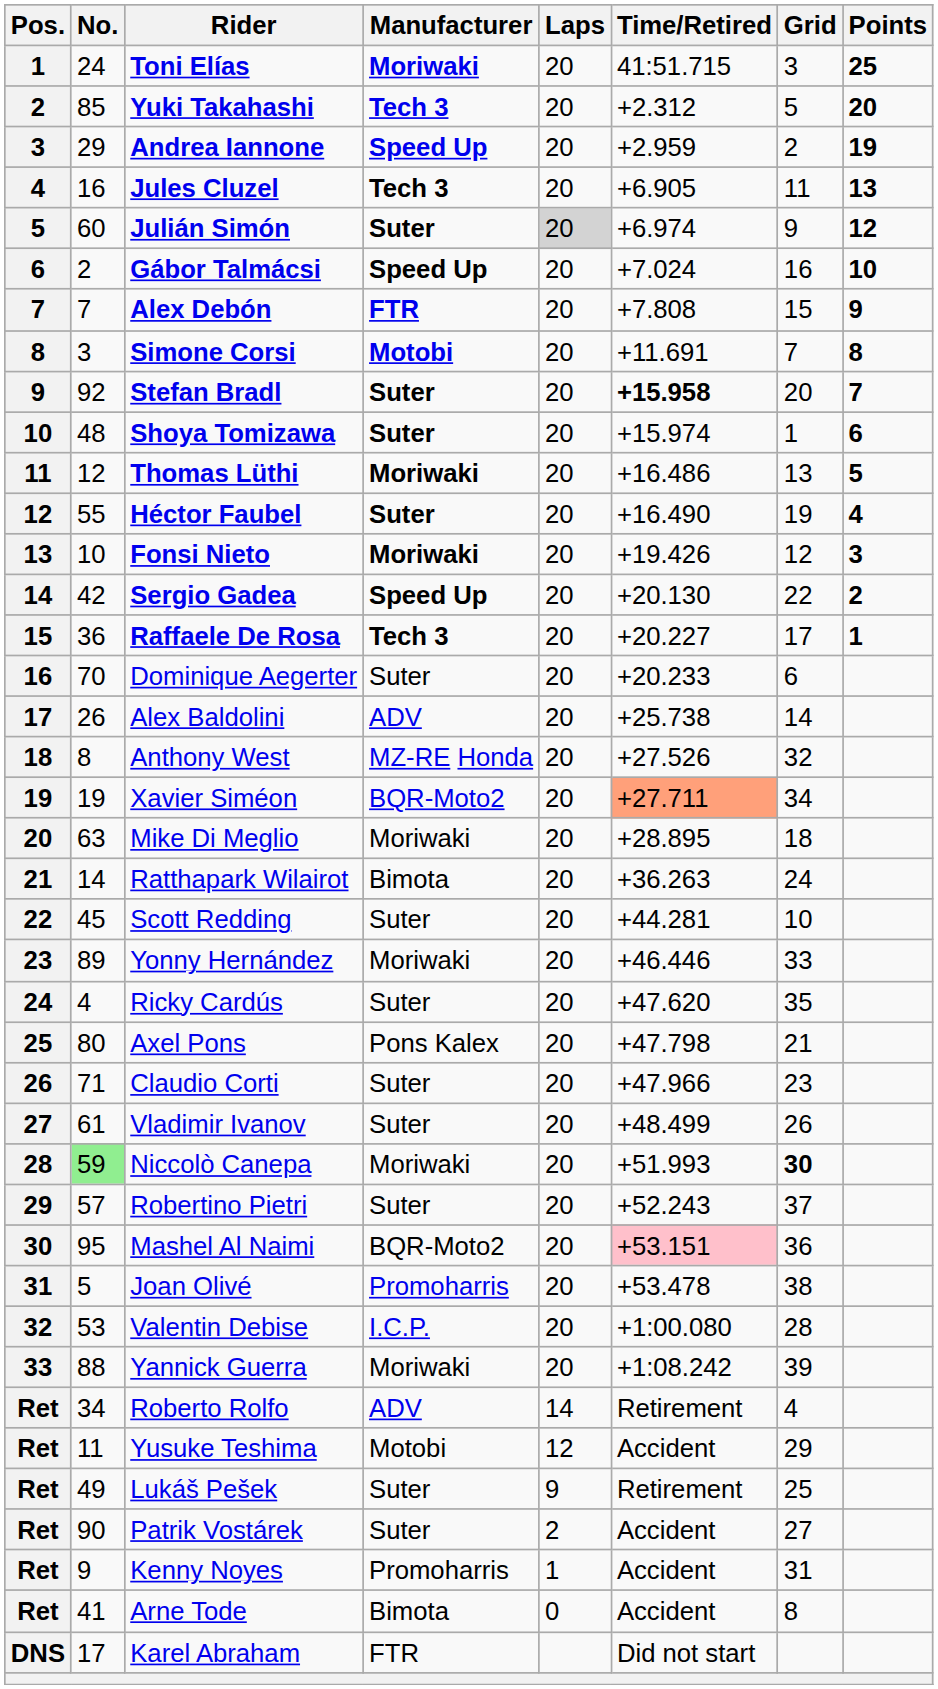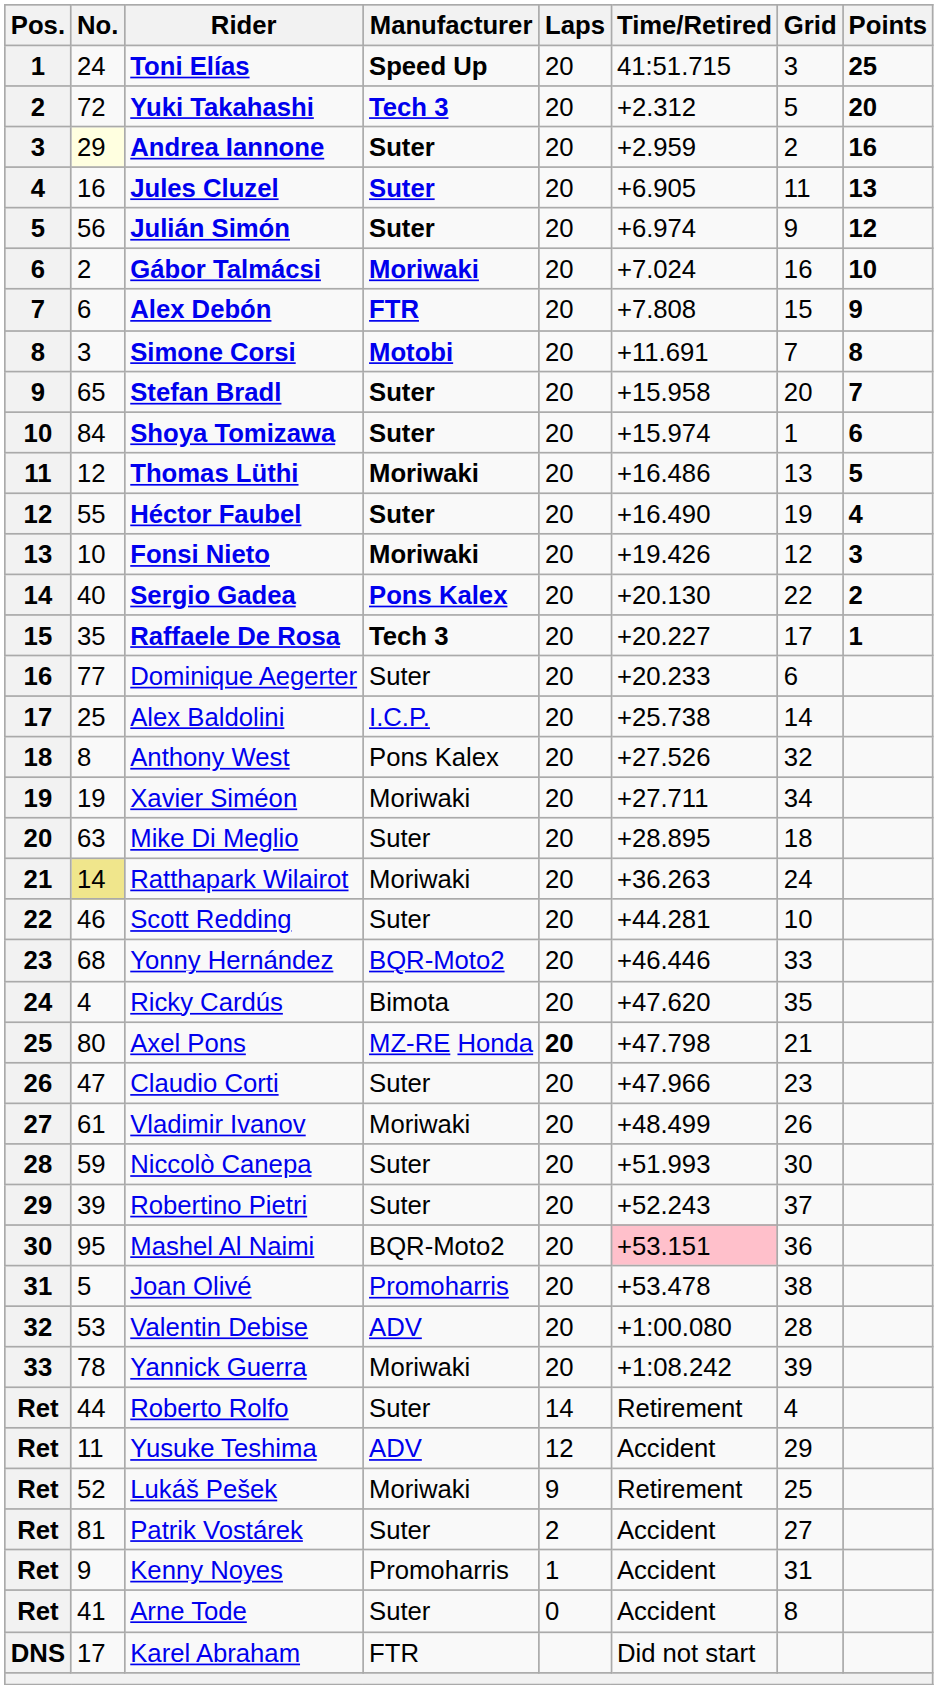(424, 66) Moriwaki -> (428, 66) Speed Up
(91, 107) 85 -> (91, 107) 72
(91, 147) no background -> (91, 147) lightyellow background
(428, 147) Speed Up -> (402, 147) Suter
(863, 147) 19 -> (863, 147) 16
(409, 188) Tech 3 -> (402, 188) Suter
(91, 229) 60 -> (91, 229) 56
(559, 229) lightgrey background -> (559, 229) no background
(428, 269) Speed Up -> (424, 269) Moriwaki
(84, 310) 7 -> (84, 310) 6
(91, 391) 92 -> (91, 391) 65
(664, 391) bold -> (664, 391) normal
(91, 432) 48 -> (91, 432) 84
(91, 595) 42 -> (91, 595) 40
(428, 595) Speed Up -> (438, 595) Pons Kalex
(91, 635) 36 -> (91, 635) 35
(91, 676) 70 -> (91, 676) 77
(91, 717) 26 -> (91, 717) 25
(395, 717) ADV -> (399, 717) I.C.P.
(451, 757) MZ-RE Honda -> (434, 757) Pons Kalex
(437, 798) BQR-Moto2 -> (420, 798) Moriwaki
(663, 798) lightsalmon background -> (663, 798) no background
(420, 839) Moriwaki -> (400, 839) Suter
(91, 879) no background -> (91, 879) khaki background
(409, 879) Bimota -> (420, 879) Moriwaki
(91, 920) 45 -> (91, 920) 46
(91, 961) 89 -> (91, 961) 68
(420, 961) Moriwaki -> (437, 961) BQR-Moto2
(400, 1001) Suter -> (409, 1001) Bimota
(434, 1042) Pons Kalex -> (451, 1042) MZ-RE Honda
(559, 1042) normal -> (559, 1042) bold
(91, 1083) 71 -> (91, 1083) 47
(400, 1123) Suter -> (420, 1123) Moriwaki
(91, 1164) lightgreen background -> (91, 1164) no background
(420, 1164) Moriwaki -> (400, 1164) Suter
(798, 1164) bold -> (798, 1164) normal
(91, 1205) 57 -> (91, 1205) 39
(399, 1327) I.C.P. -> (395, 1327) ADV
(91, 1367) 88 -> (91, 1367) 78
(91, 1408) 34 -> (91, 1408) 44
(395, 1408) ADV -> (400, 1408) Suter
(408, 1449) Motobi -> (395, 1449) ADV
(91, 1489) 49 -> (91, 1489) 52
(400, 1489) Suter -> (420, 1489) Moriwaki
(91, 1530) 90 -> (91, 1530) 81
(409, 1611) Bimota -> (400, 1611) Suter
